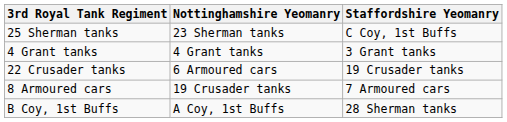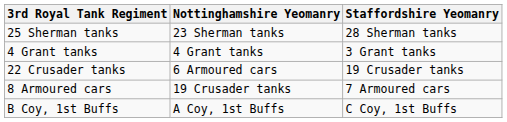(401, 33) C Coy, 1st Buffs -> (401, 33) 28 Sherman tanks
(401, 108) 28 Sherman tanks -> (401, 108) C Coy, 1st Buffs
